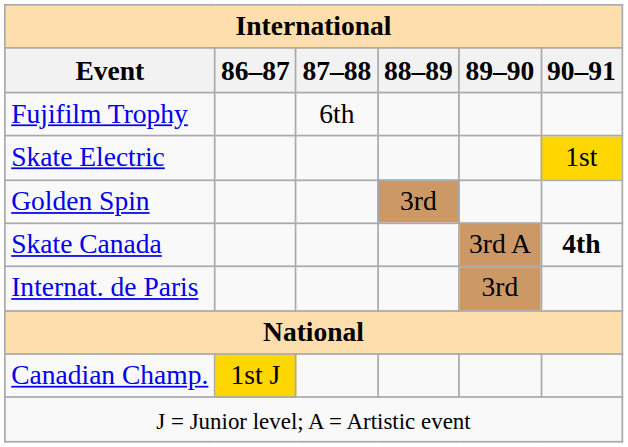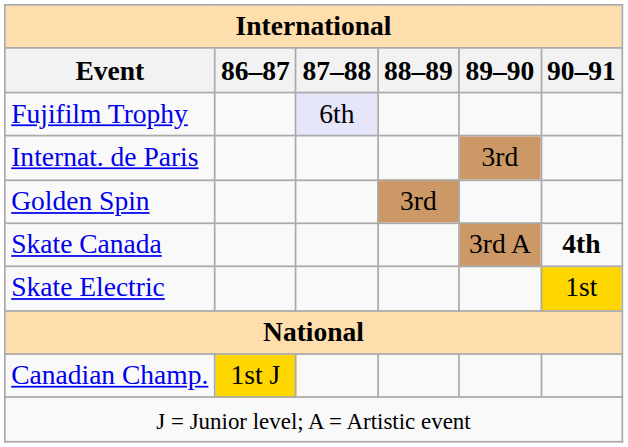(337, 113) no background -> (337, 113) lavender background
rows swapped: (105, 288) <-> (88, 157)
